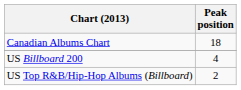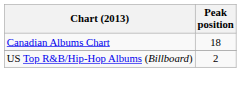- row: (45, 59)
